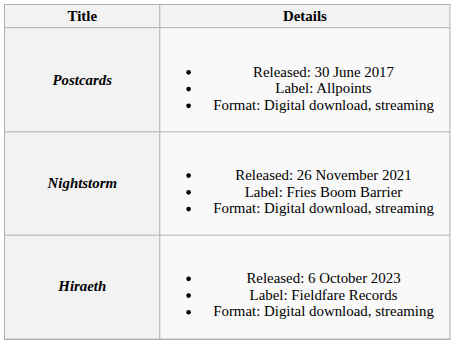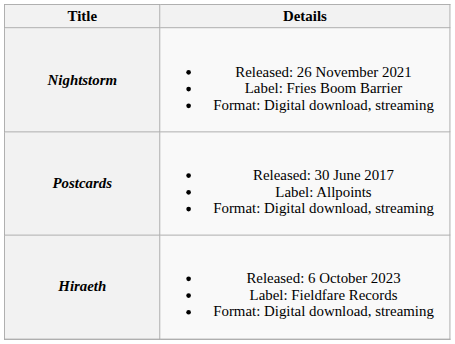rows swapped: (82, 79) <-> (82, 183)
